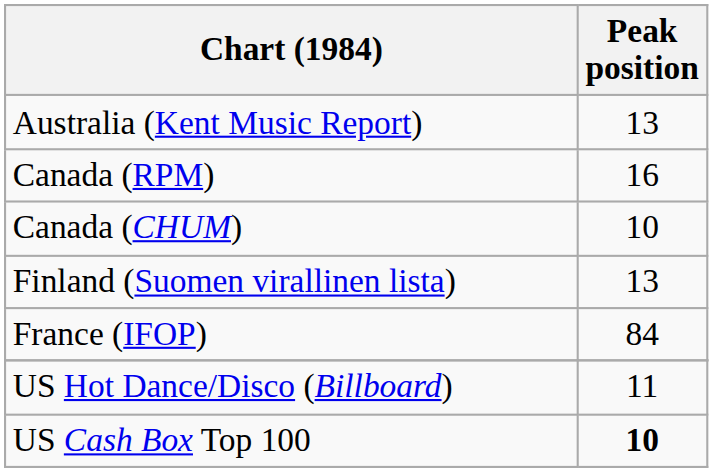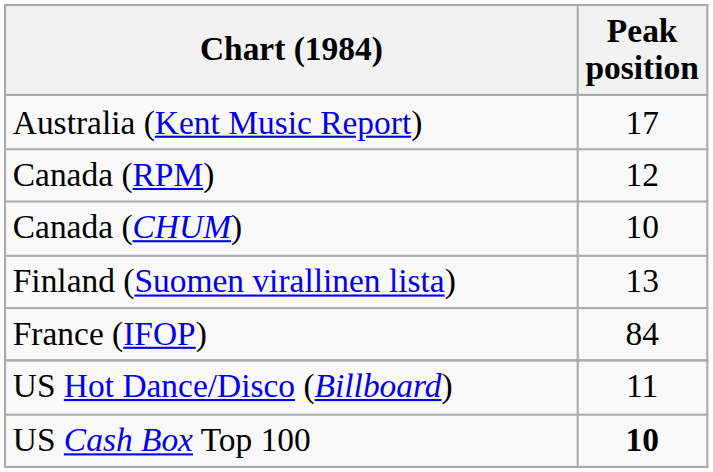(642, 121) 13 -> (642, 121) 17
(642, 174) 16 -> (642, 174) 12
